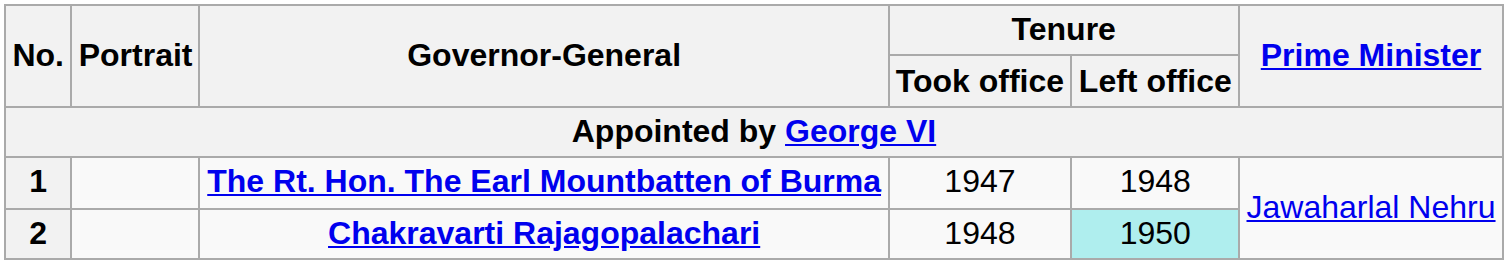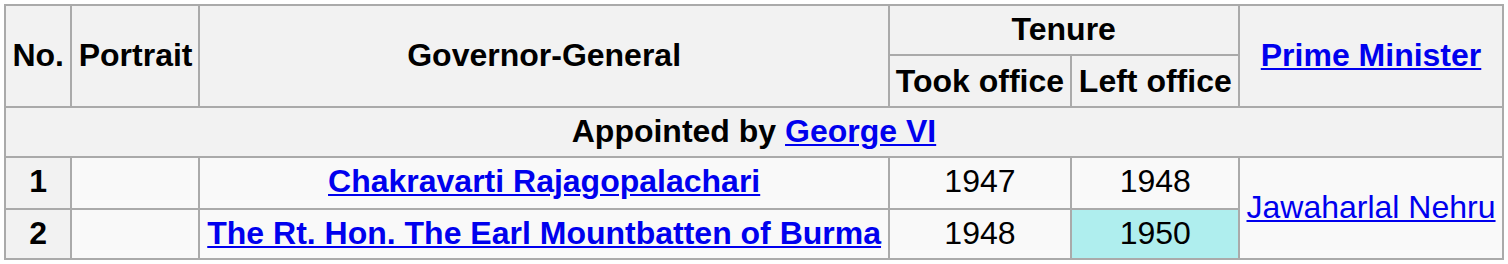(544, 182) The Rt. Hon. The Earl Mountbatten of Burma -> (544, 182) Chakravarti Rajagopalachari
(544, 232) Chakravarti Rajagopalachari -> (544, 232) The Rt. Hon. The Earl Mountbatten of Burma
